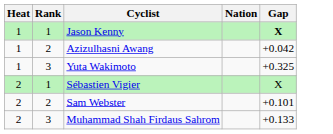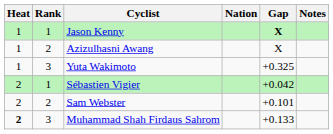+ column: (313, 13)
(278, 48) +0.042 -> (278, 48) X
(278, 84) X -> (278, 84) +0.042
(18, 119) normal -> (18, 119) bold
